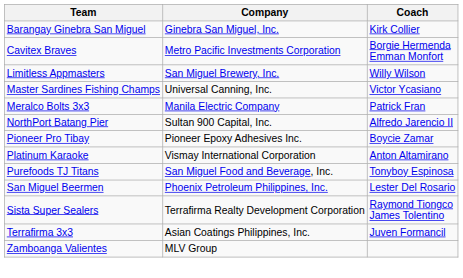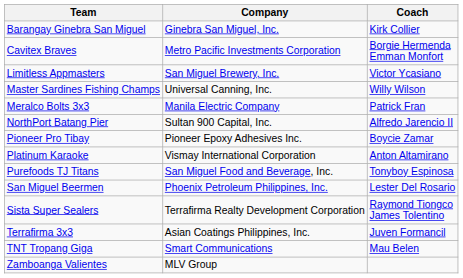(397, 74) Willy Wilson -> (405, 74) Victor Ycasiano
(405, 90) Victor Ycasiano -> (397, 90) Willy Wilson
+ row: (50, 249)
